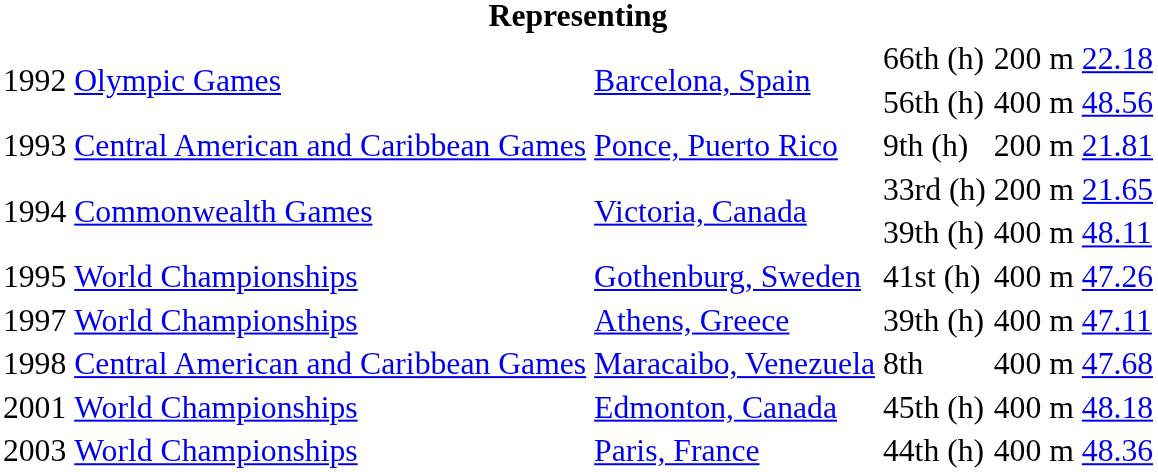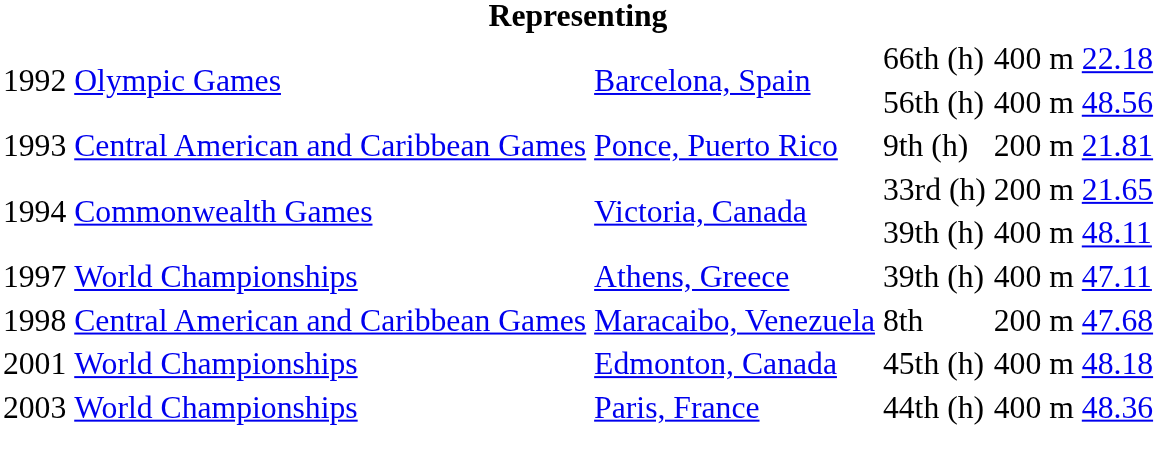(1034, 58) 200 m -> (1034, 58) 400 m
- row: (35, 276)
(1034, 363) 400 m -> (1034, 320) 200 m
